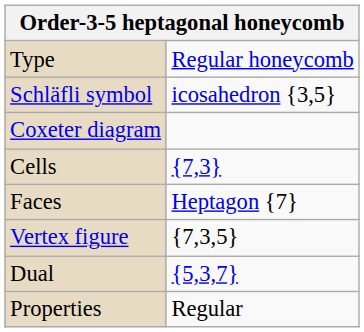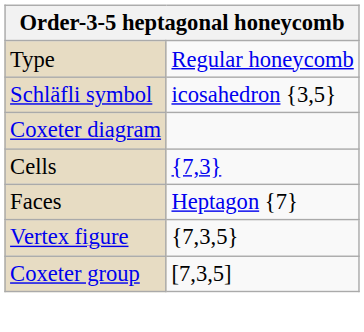- row: (32, 273)
+ row: (75, 273)
- row: (56, 309)
